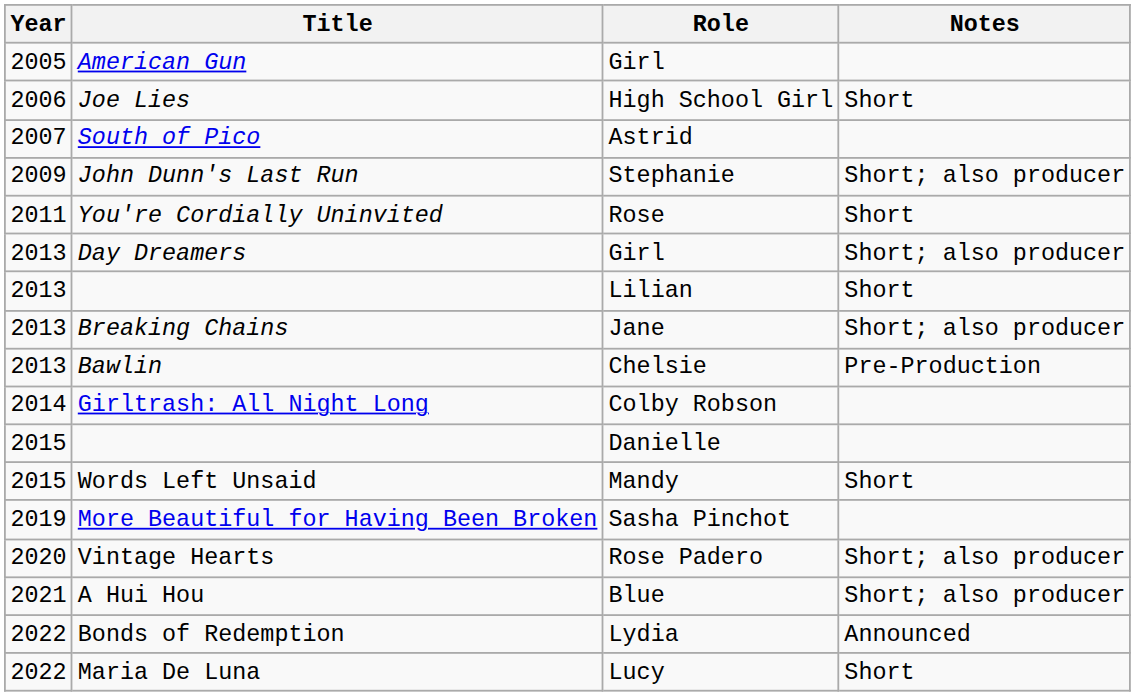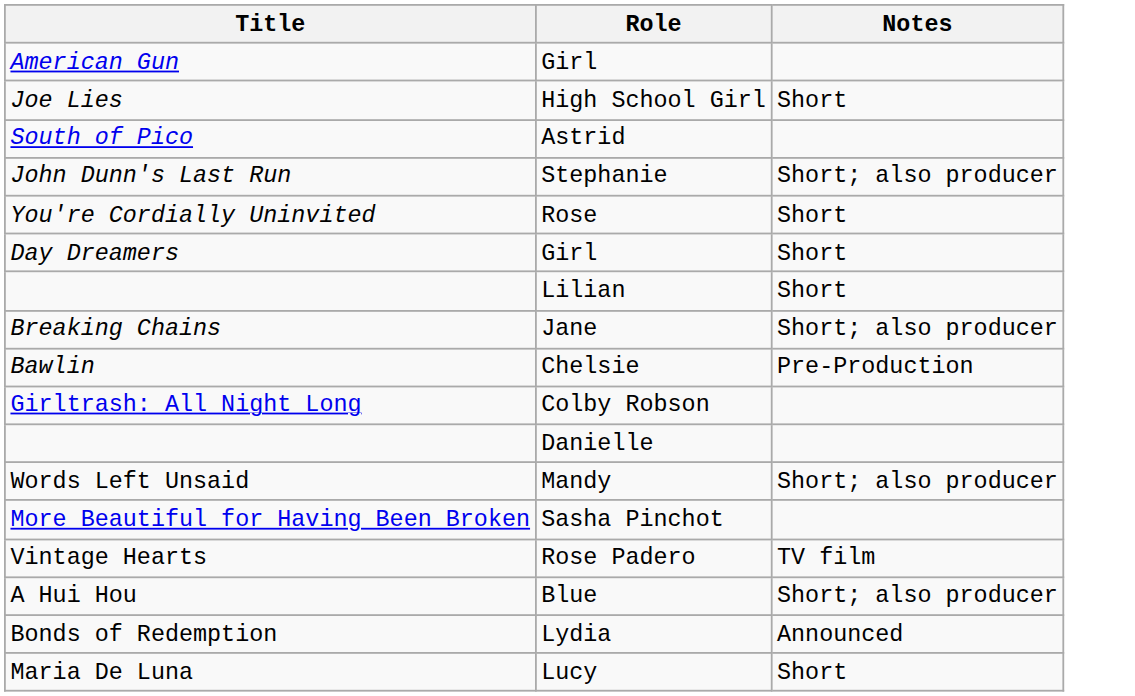- column: (39, 24)
(985, 253) Short; also producer -> (812, 253) Short
(879, 482) Short -> (917, 482) Short; also producer
(985, 558) Short; also producer -> (826, 558) TV film
